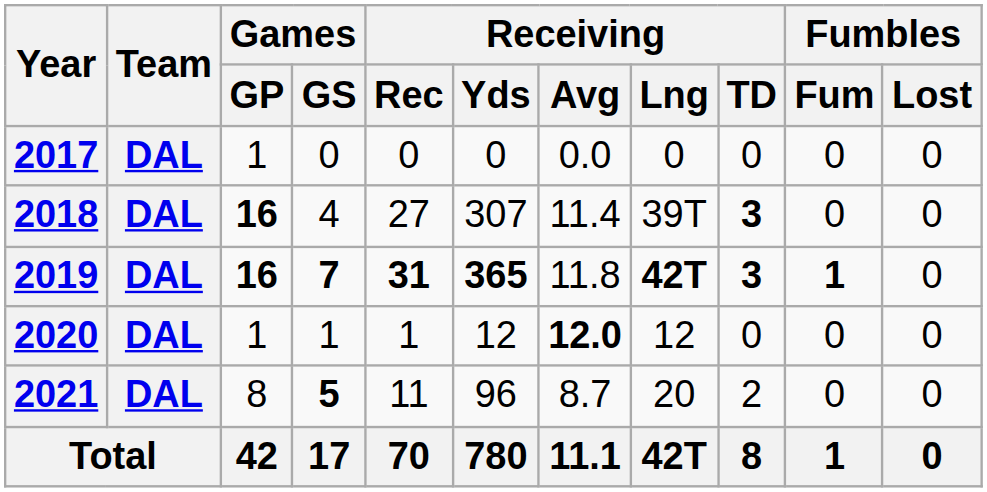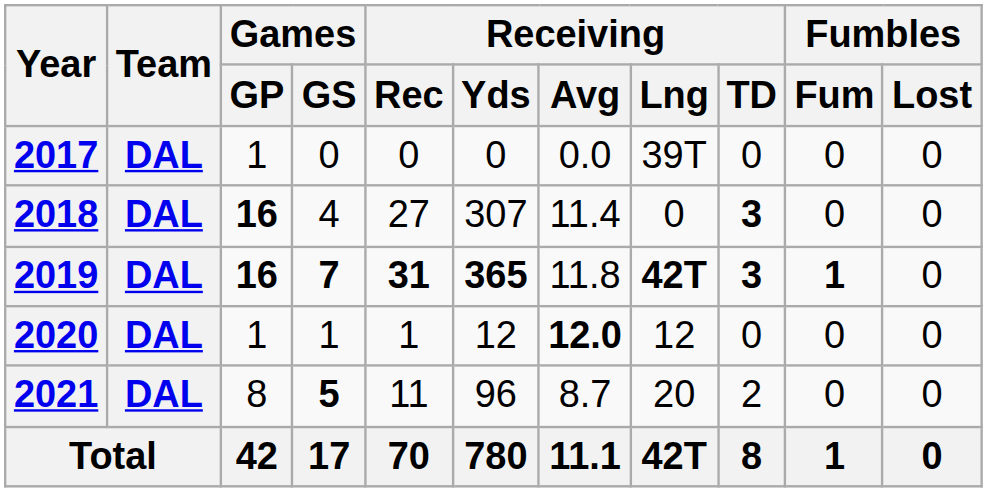(674, 154) 0 -> (674, 154) 39T
(674, 214) 39T -> (674, 214) 0
